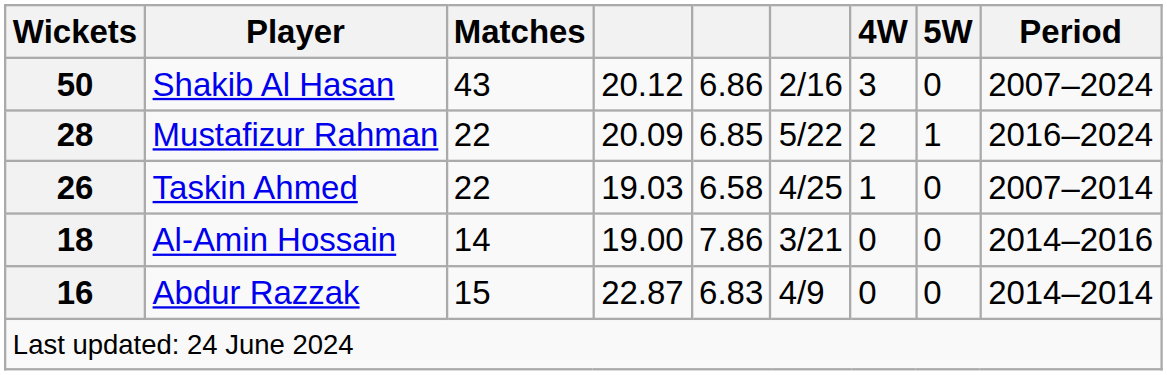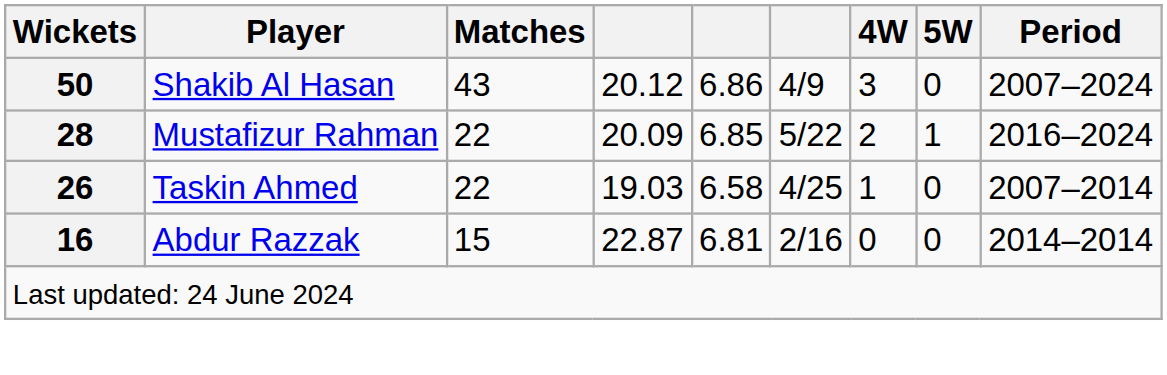(811, 84) 2/16 -> (802, 84) 4/9
- row: (274, 240)
(731, 292) 6.83 -> (731, 240) 6.81
(802, 292) 4/9 -> (811, 240) 2/16
